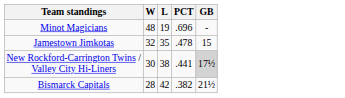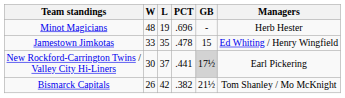+ column: (279, 12)
(150, 43) 32 -> (150, 43) 33
(165, 64) 38 -> (165, 64) 37
(150, 85) 28 -> (150, 85) 26
